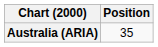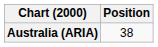(127, 32) 35 -> (127, 32) 38
